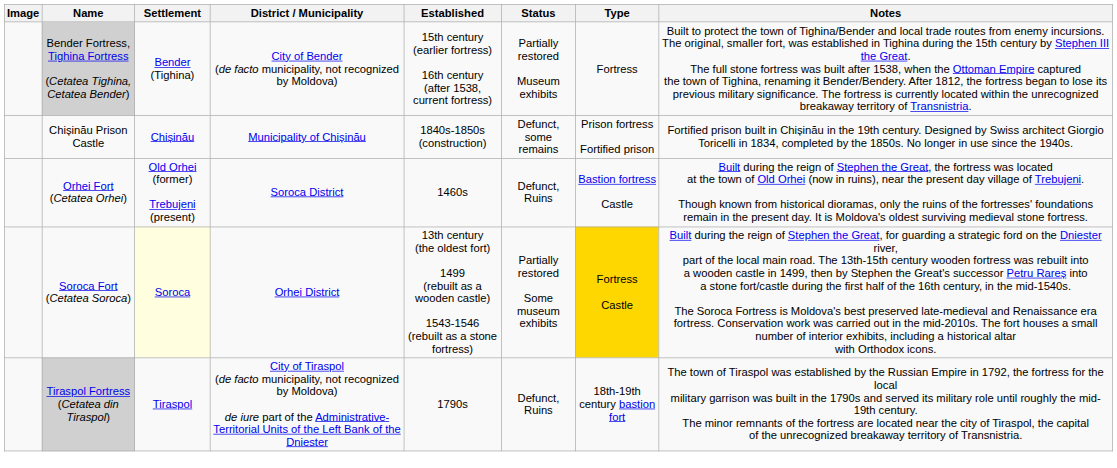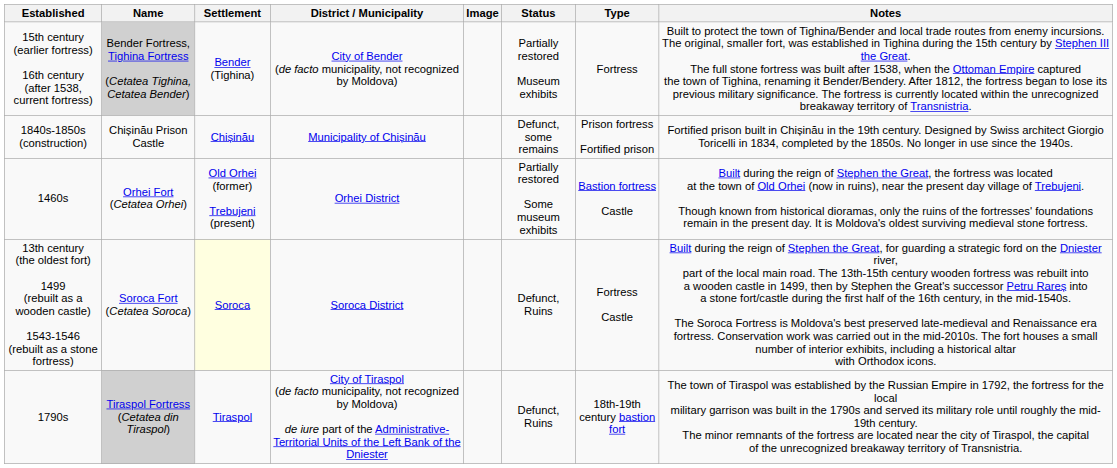columns swapped: (23, 13) <-> (453, 13)
(307, 192) Soroca District -> (367, 198) Orhei District
(538, 192) Defunct, Ruins -> (538, 198) Partially restored Some museum exhibits
(307, 292) Orhei District -> (367, 304) Soroca District
(538, 292) Partially restored Some museum exhibits -> (538, 304) Defunct, Ruins
(617, 292) gold background -> (617, 304) no background
